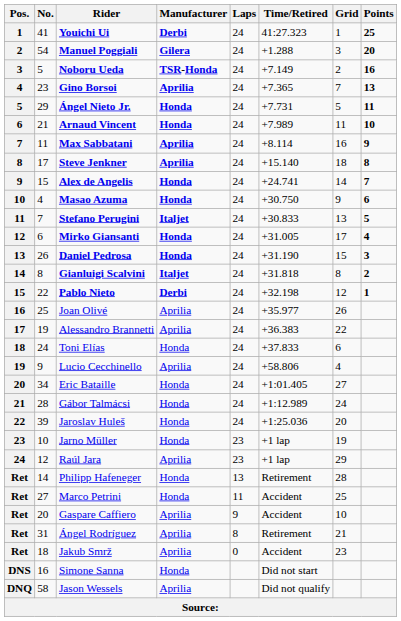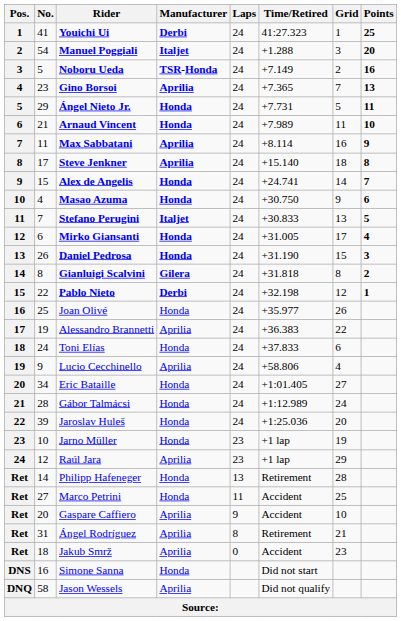(175, 51) Gilera -> (174, 51) Italjet
(174, 273) Italjet -> (175, 273) Gilera
(175, 310) Aprilia -> (174, 310) Honda
